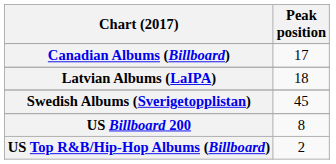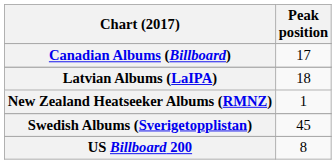+ row: (140, 101)
- row: (139, 147)
